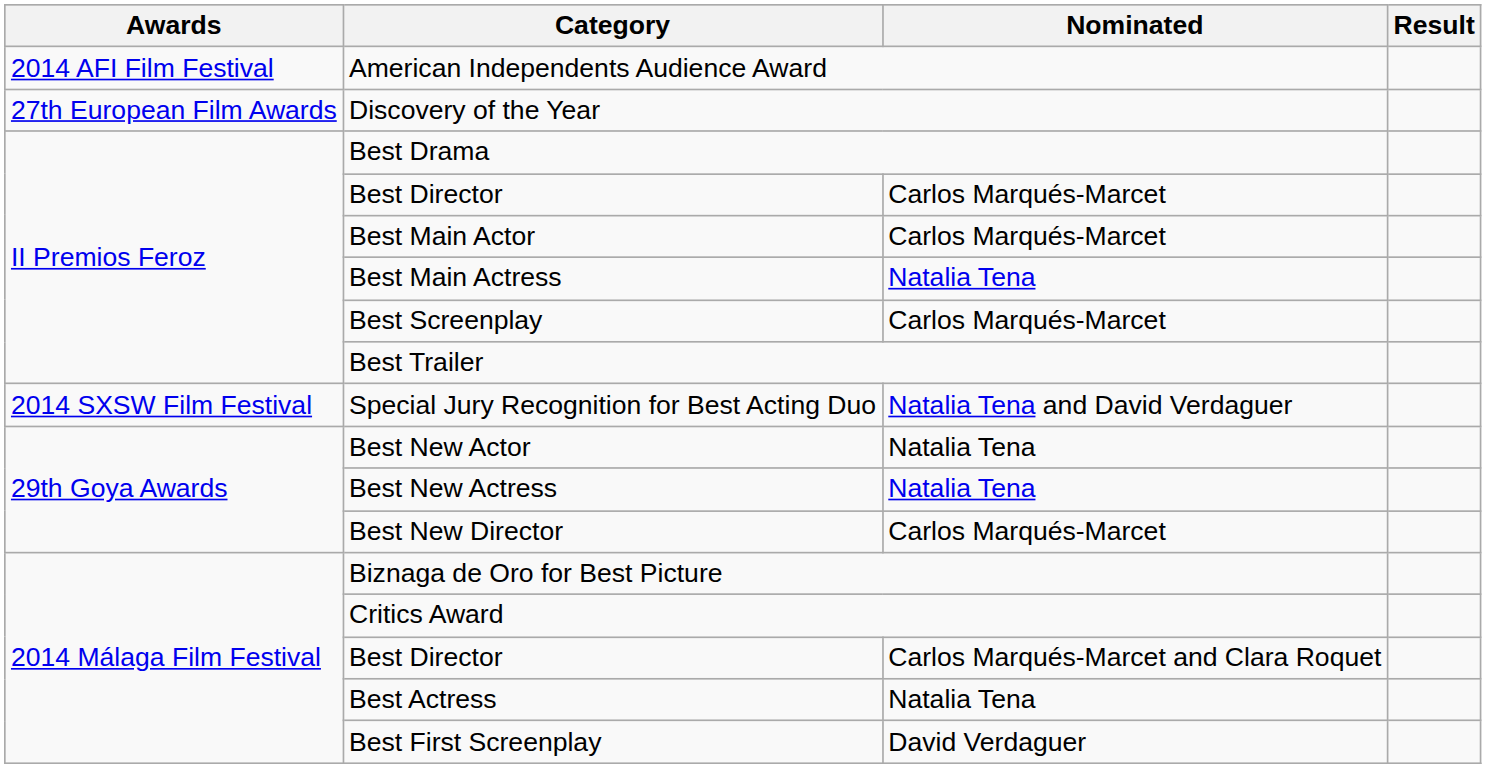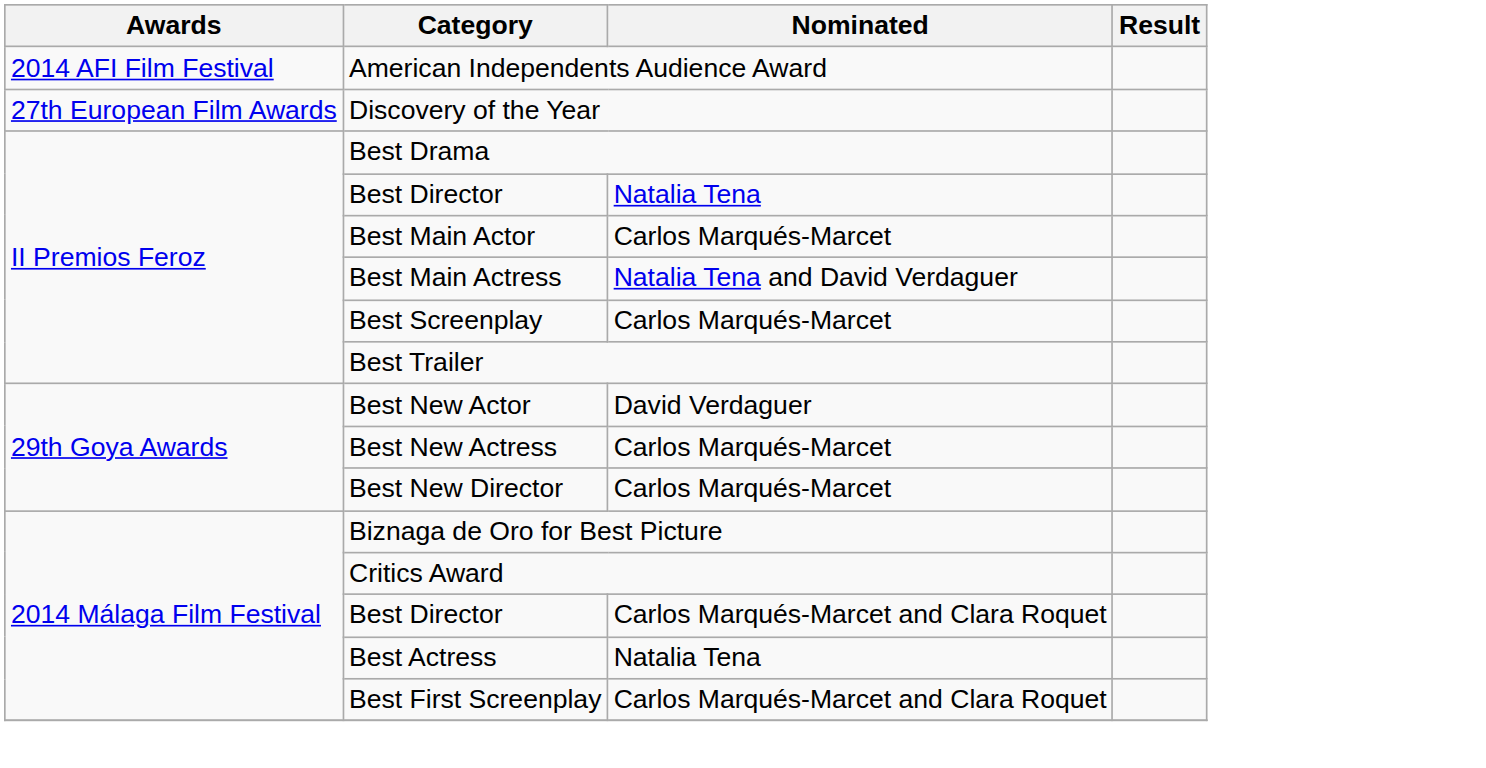(1027, 194) Carlos Marqués-Marcet -> (687, 194) Natalia Tena
(962, 278) Natalia Tena -> (816, 278) Natalia Tena and David Verdaguer
- row: (162, 404)
(962, 446) Natalia Tena -> (713, 404) David Verdaguer
(962, 488) Natalia Tena -> (752, 446) Carlos Marqués-Marcet
(987, 741) David Verdaguer -> (860, 699) Carlos Marqués-Marcet and Clara Roquet
